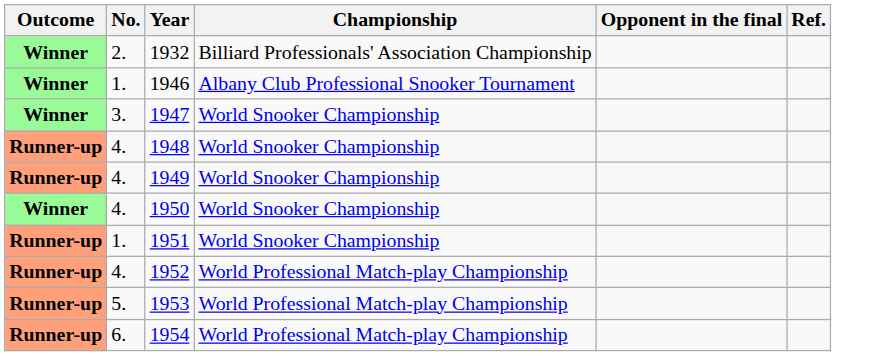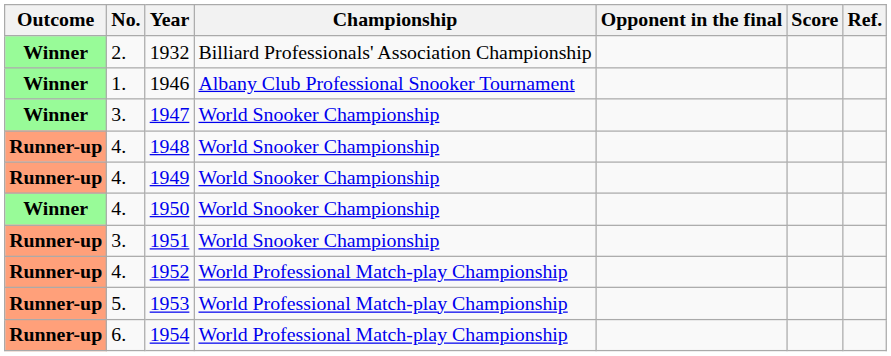+ column: (815, 20)
(119, 240) 1. -> (119, 240) 3.
